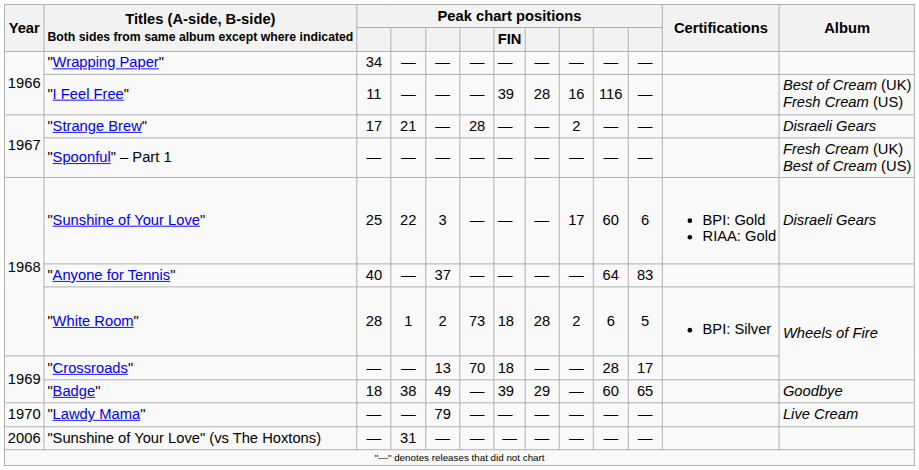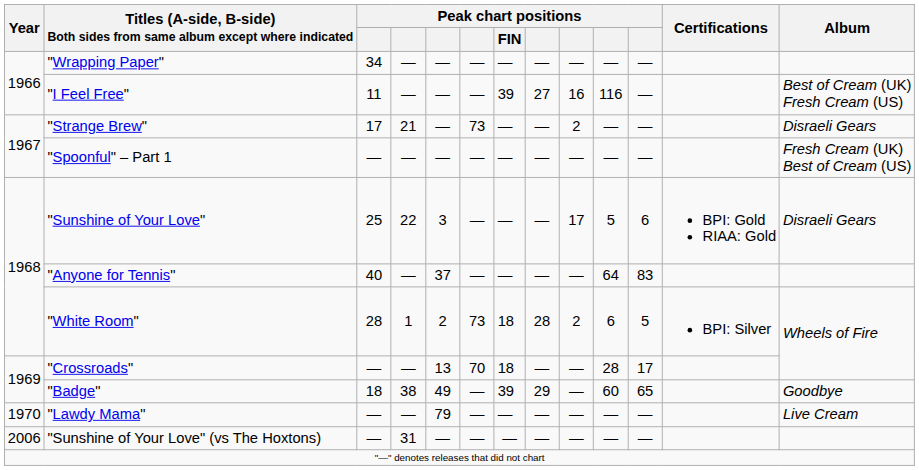(542, 94) 28 -> (542, 94) 27
(477, 126) 28 -> (477, 126) 73
(611, 220) 60 -> (611, 220) 5
